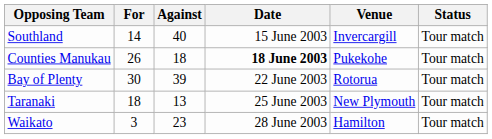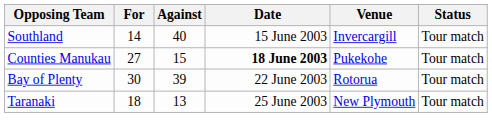(134, 58) 26 -> (134, 58) 27
(180, 58) 18 -> (180, 58) 15
- row: (30, 123)
